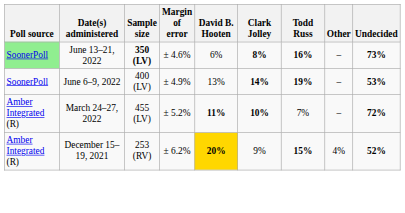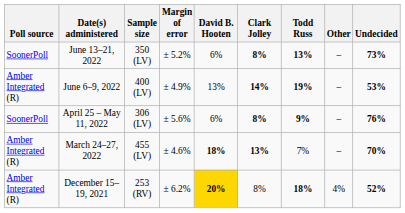(27, 55) lightgreen background -> (27, 55) no background
(142, 55) bold -> (142, 55) normal
(177, 55) ± 4.6% -> (177, 55) ± 5.2%
(303, 55) 16% -> (303, 55) 13%
(27, 82) SoonerPoll -> (25, 87) Amber Integrated (R)
+ row: (92, 119)
(177, 114) ± 5.2% -> (177, 151) ± 4.6%
(216, 114) 11% -> (216, 151) 18%
(260, 114) 10% -> (260, 151) 13%
(376, 114) 72% -> (376, 151) 70%
(260, 151) 9% -> (260, 189) 8%
(303, 151) 15% -> (303, 189) 18%
